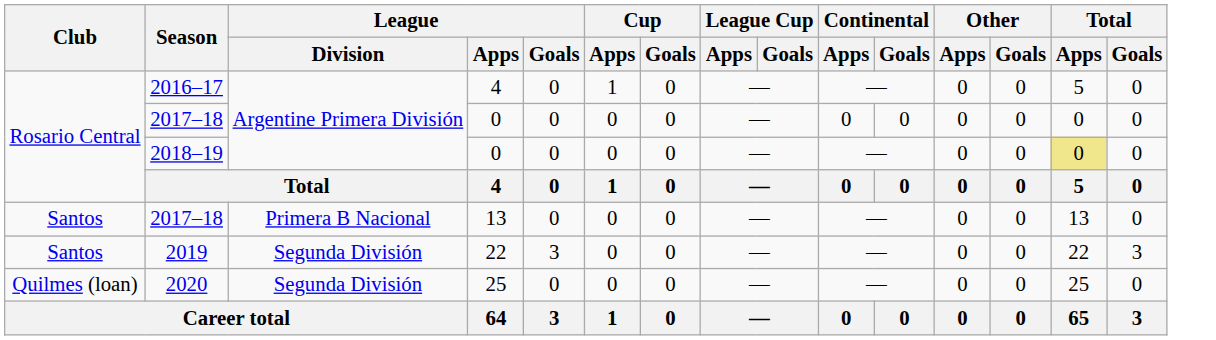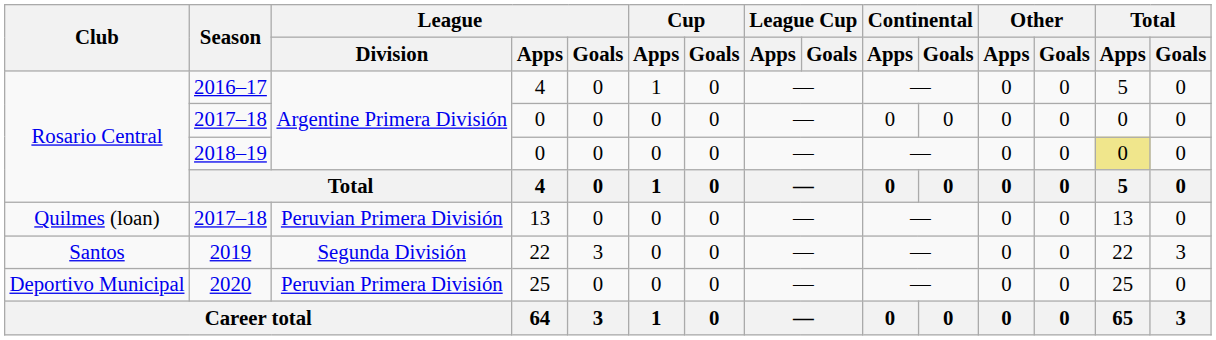(75, 218) Santos -> (97, 218) Quilmes (loan)
(348, 218) Primera B Nacional -> (392, 218) Peruvian Primera División
(75, 284) Quilmes (loan) -> (97, 284) Deportivo Municipal
(348, 284) Segunda División -> (392, 284) Peruvian Primera División
